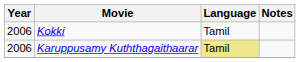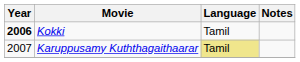(19, 31) normal -> (19, 31) bold
(19, 48) 2006 -> (19, 48) 2007
